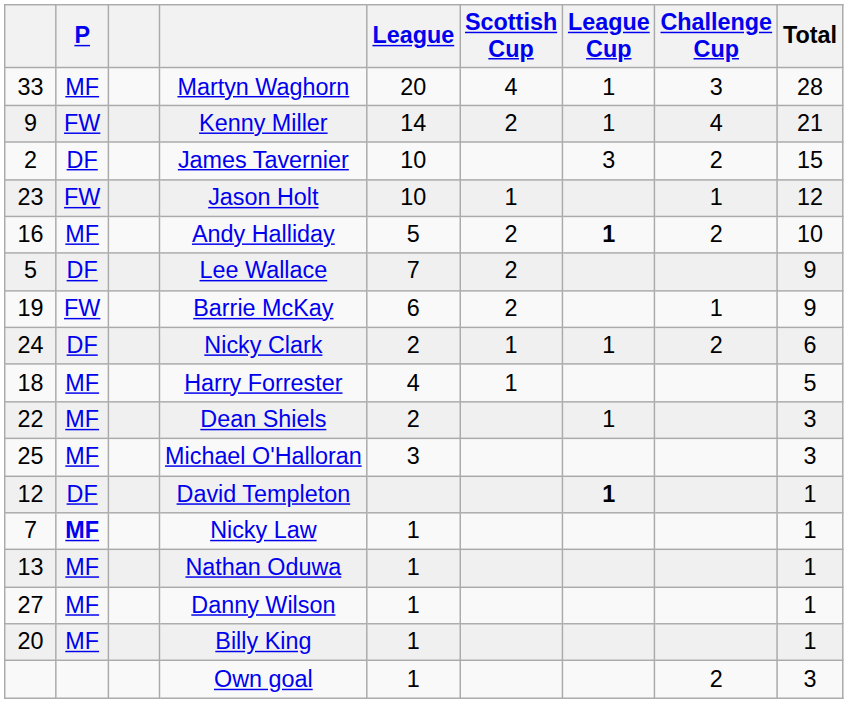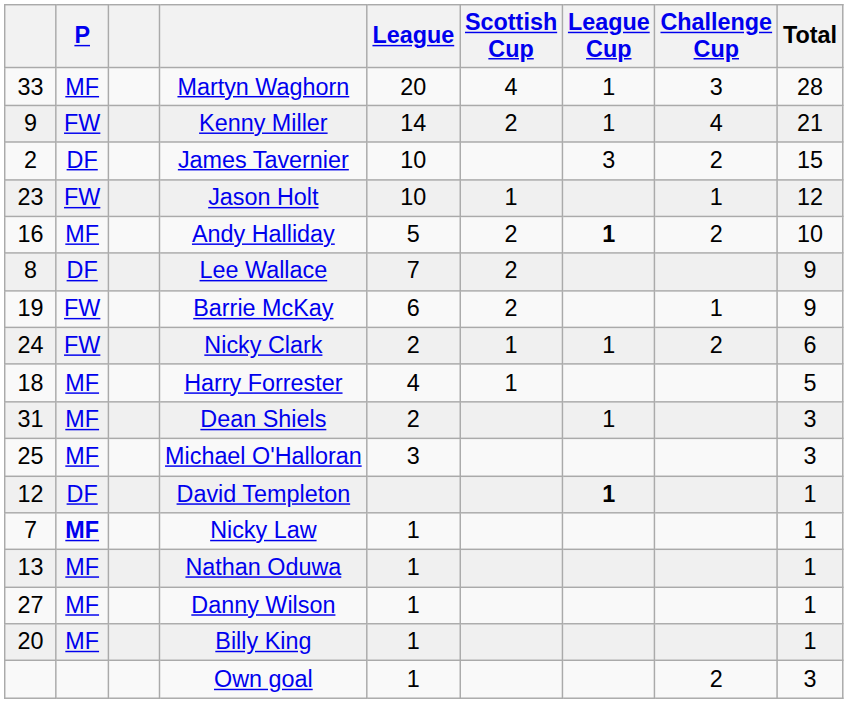(31, 271) 5 -> (31, 271) 8
(82, 345) DF -> (82, 345) FW
(31, 419) 22 -> (31, 419) 31
